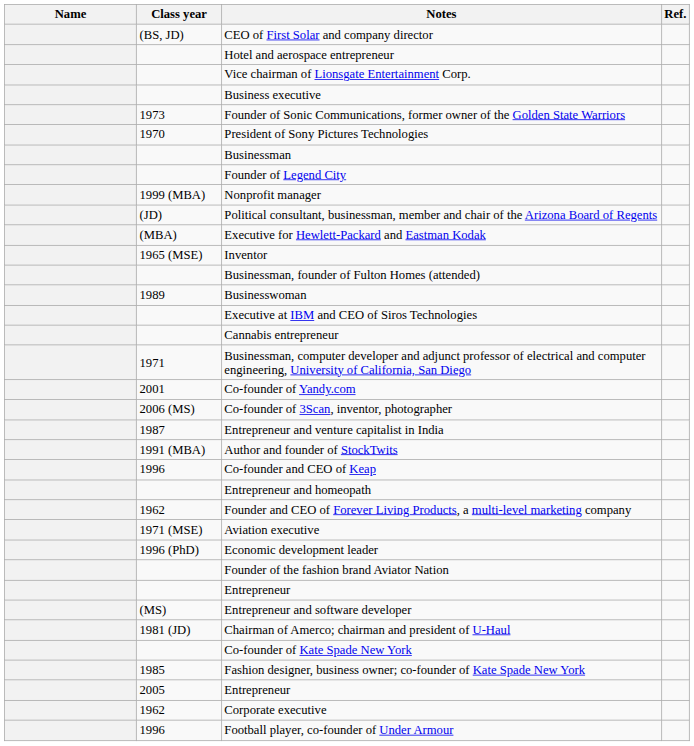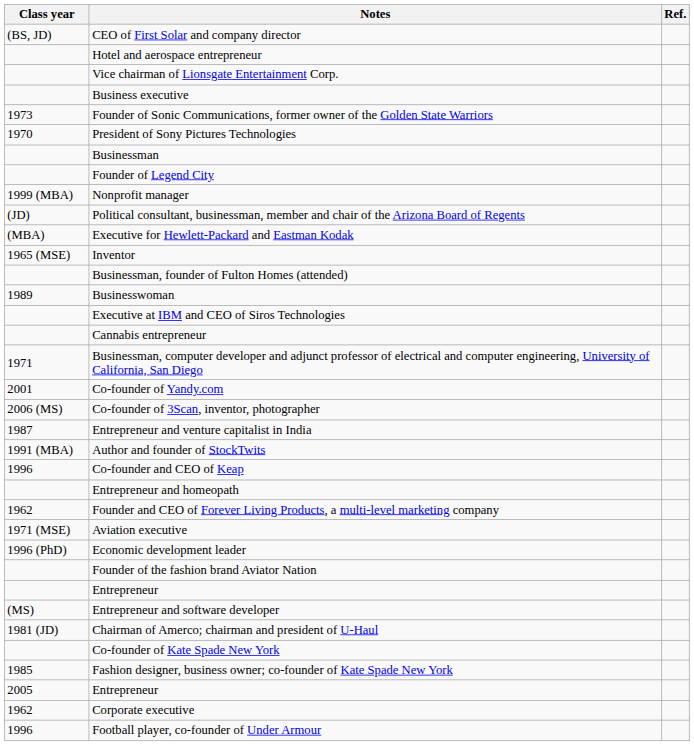- column: (71, 14)
